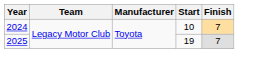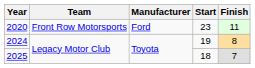+ row: (17, 27)
(189, 27) 10 -> (206, 42) 19
(218, 27) 7 -> (234, 42) 8
(189, 42) 19 -> (206, 56) 18
